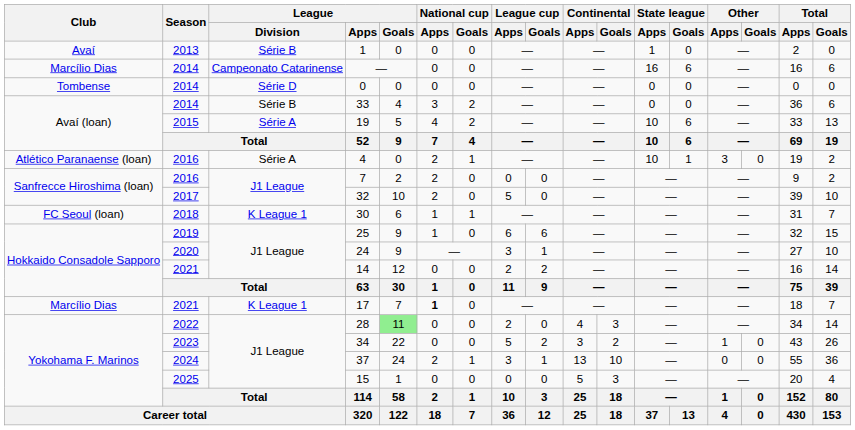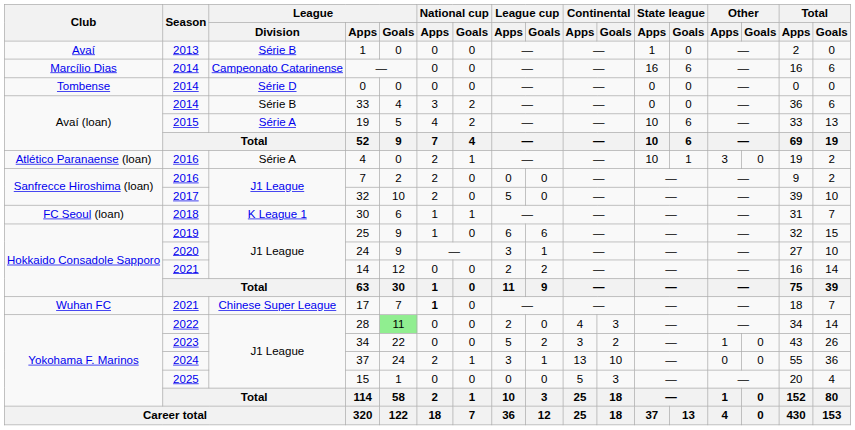(84, 305) Marcílio Dias -> (84, 305) Wuhan FC
(277, 305) K League 1 -> (277, 305) Chinese Super League
